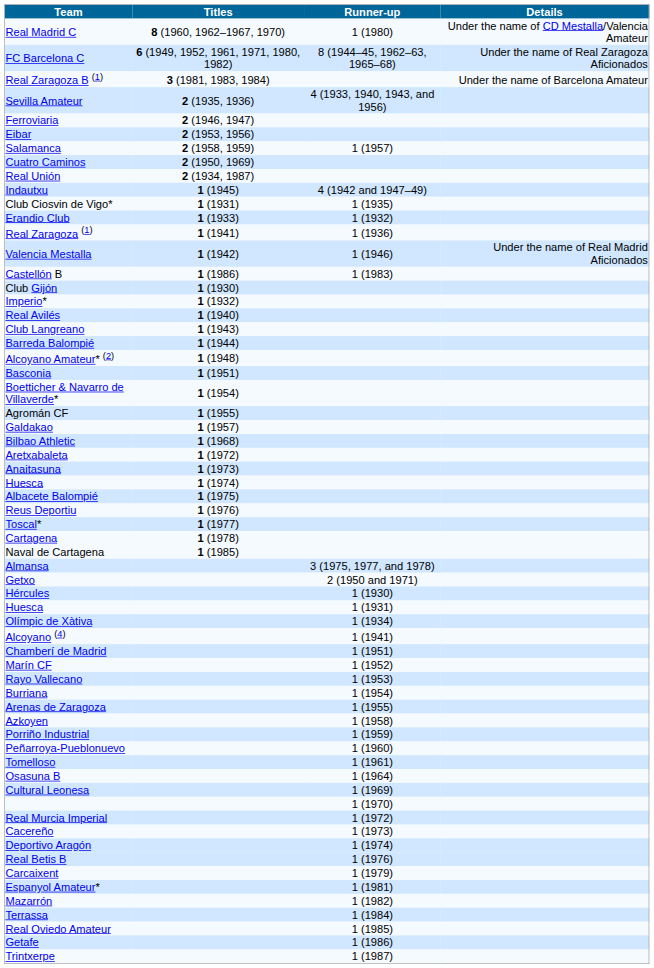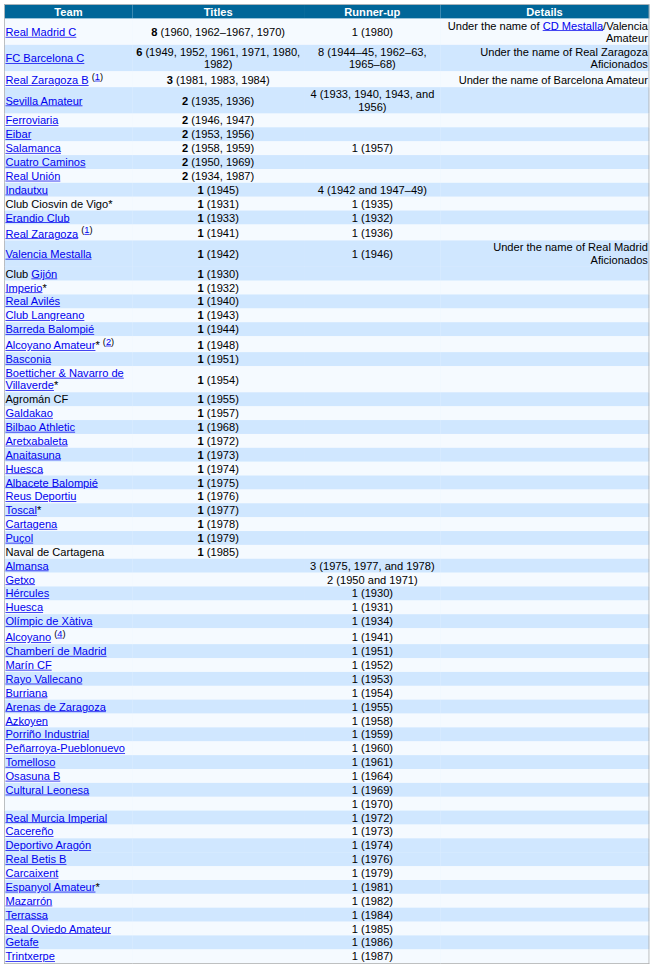- row: (34, 274)
+ row: (19, 538)
